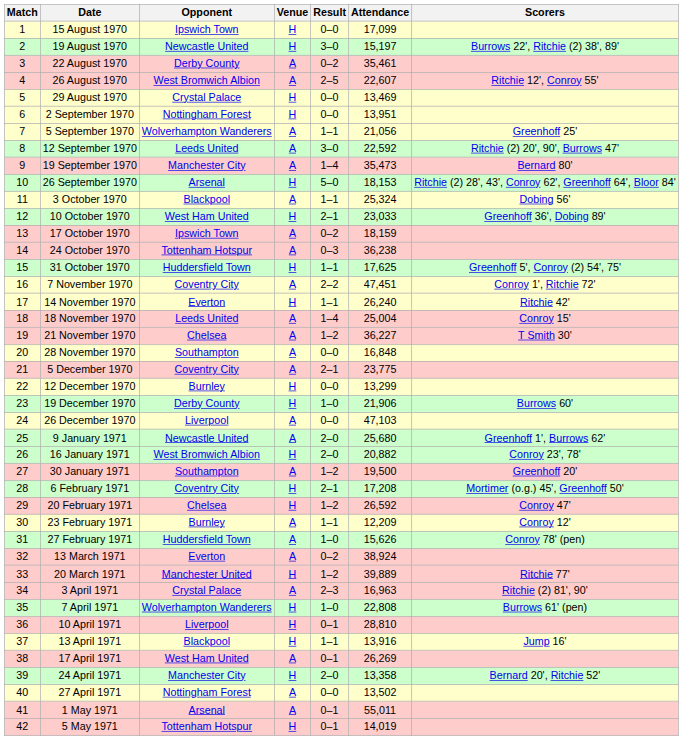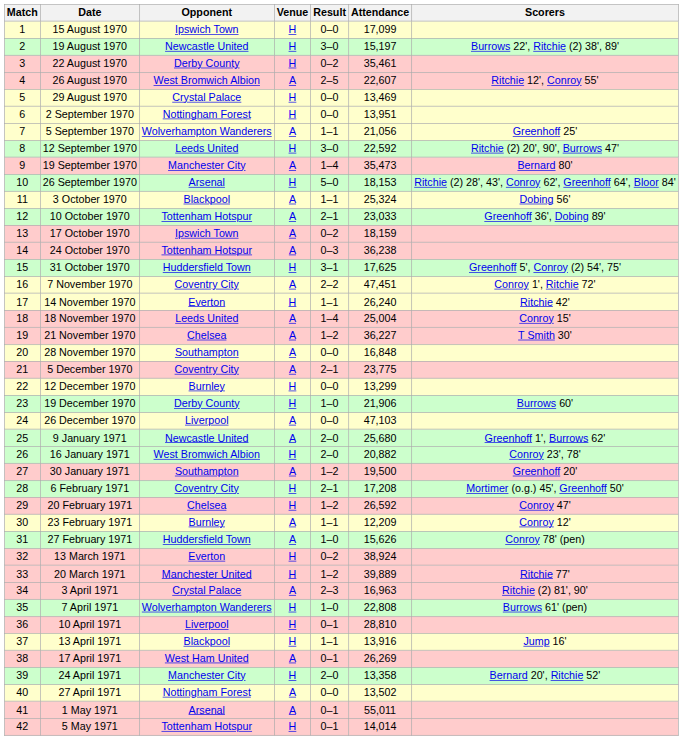(292, 64) A -> (292, 64) H
(292, 149) A -> (292, 149) H
(207, 217) West Ham United -> (207, 217) Tottenham Hotspur
(292, 217) H -> (292, 217) A
(330, 268) 1–1 -> (330, 268) 3–1
(292, 557) A -> (292, 557) H
(380, 727) 14,019 -> (380, 727) 14,014
